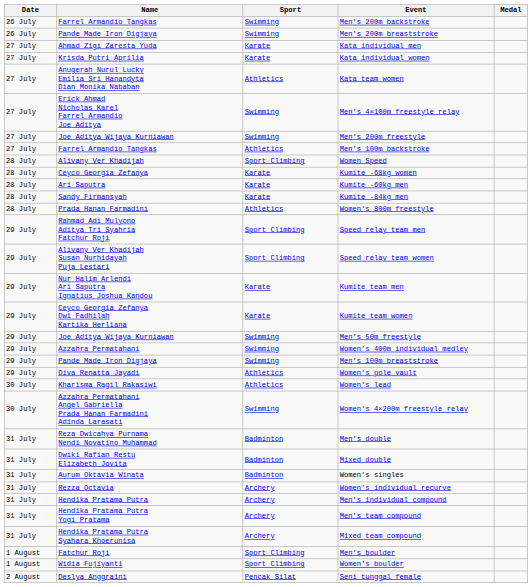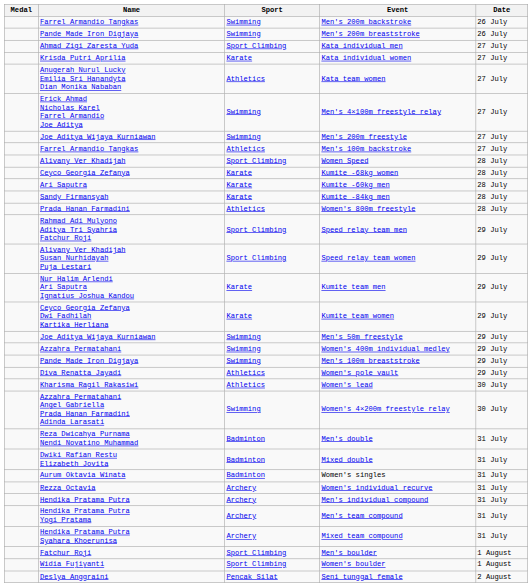columns swapped: (511, 10) <-> (30, 10)
(258, 46) Karate -> (256, 46) Sport Climbing
